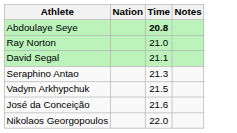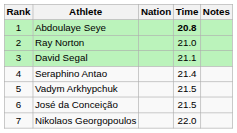+ column: (18, 12)
(159, 74) 21.3 -> (187, 74) 21.4
(159, 105) 21.6 -> (187, 105) 21.5
